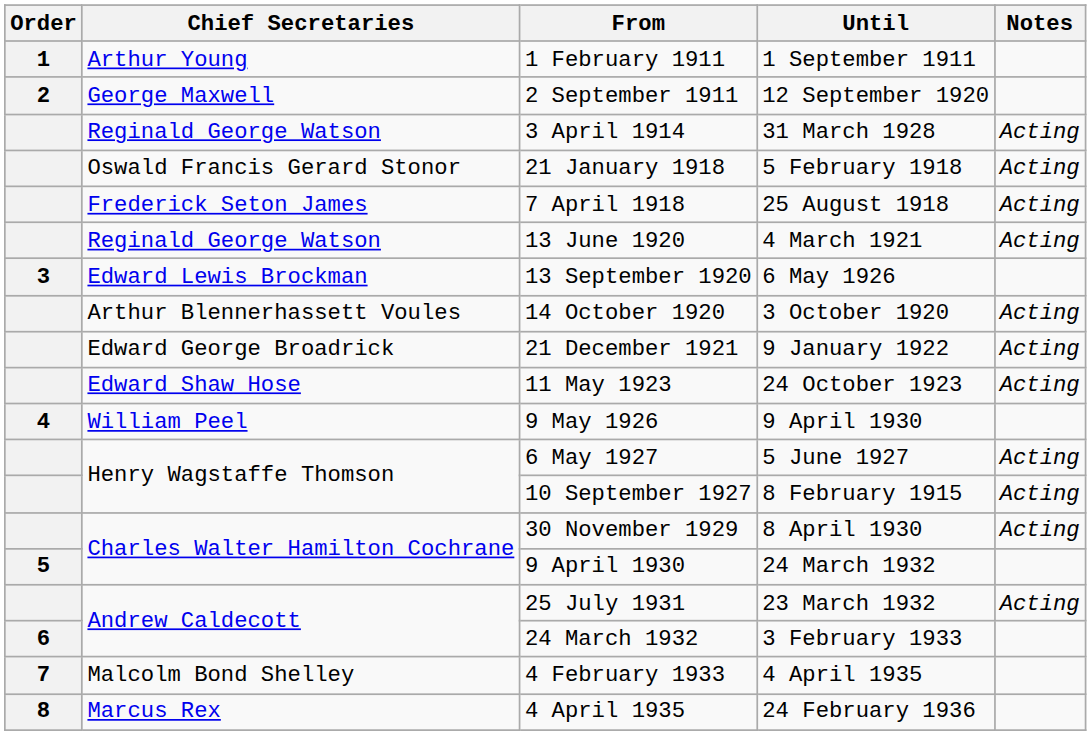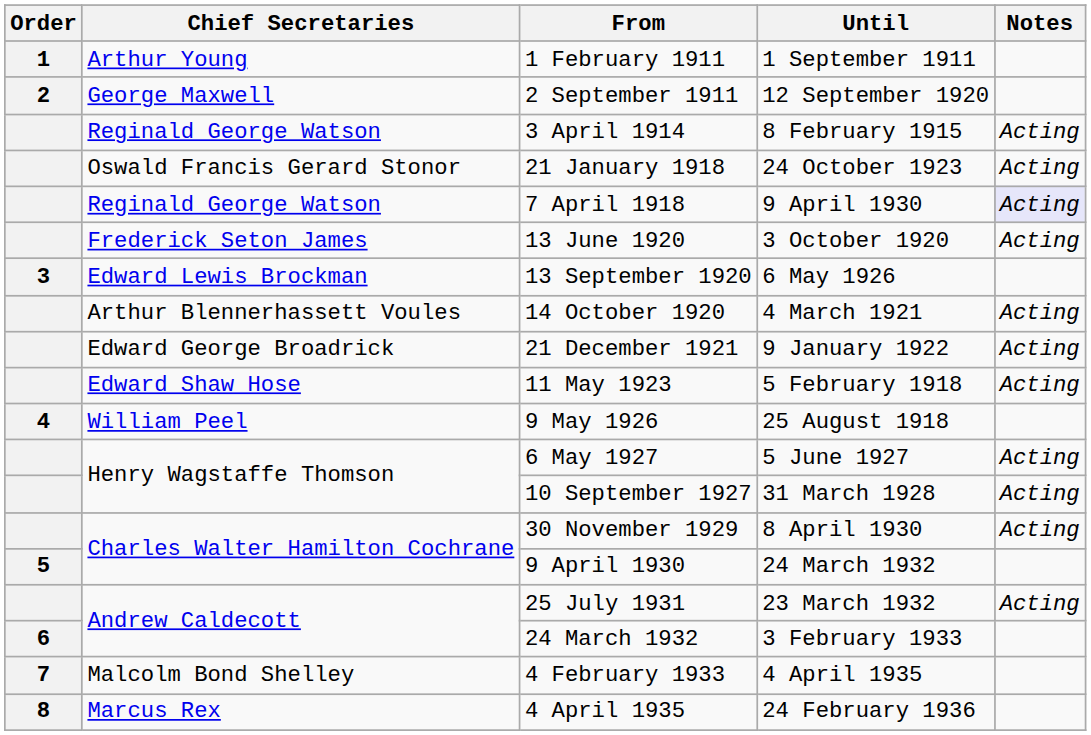(849, 132) 31 March 1928 -> (862, 132) 8 February 1915
(862, 168) 5 February 1918 -> (862, 168) 24 October 1923
(228, 204) Frederick Seton James -> (234, 204) Reginald George Watson
(856, 204) 25 August 1918 -> (842, 204) 9 April 1930
(1040, 204) no background -> (1040, 204) lavender background
(234, 241) Reginald George Watson -> (228, 241) Frederick Seton James
(842, 241) 4 March 1921 -> (856, 241) 3 October 1920
(856, 313) 3 October 1920 -> (842, 313) 4 March 1921
(862, 386) 24 October 1923 -> (862, 386) 5 February 1918
(842, 422) 9 April 1930 -> (856, 422) 25 August 1918
(862, 494) 8 February 1915 -> (849, 494) 31 March 1928
